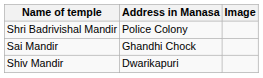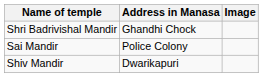(155, 30) Police Colony -> (159, 30) Ghandhi Chock
(159, 47) Ghandhi Chock -> (155, 47) Police Colony
